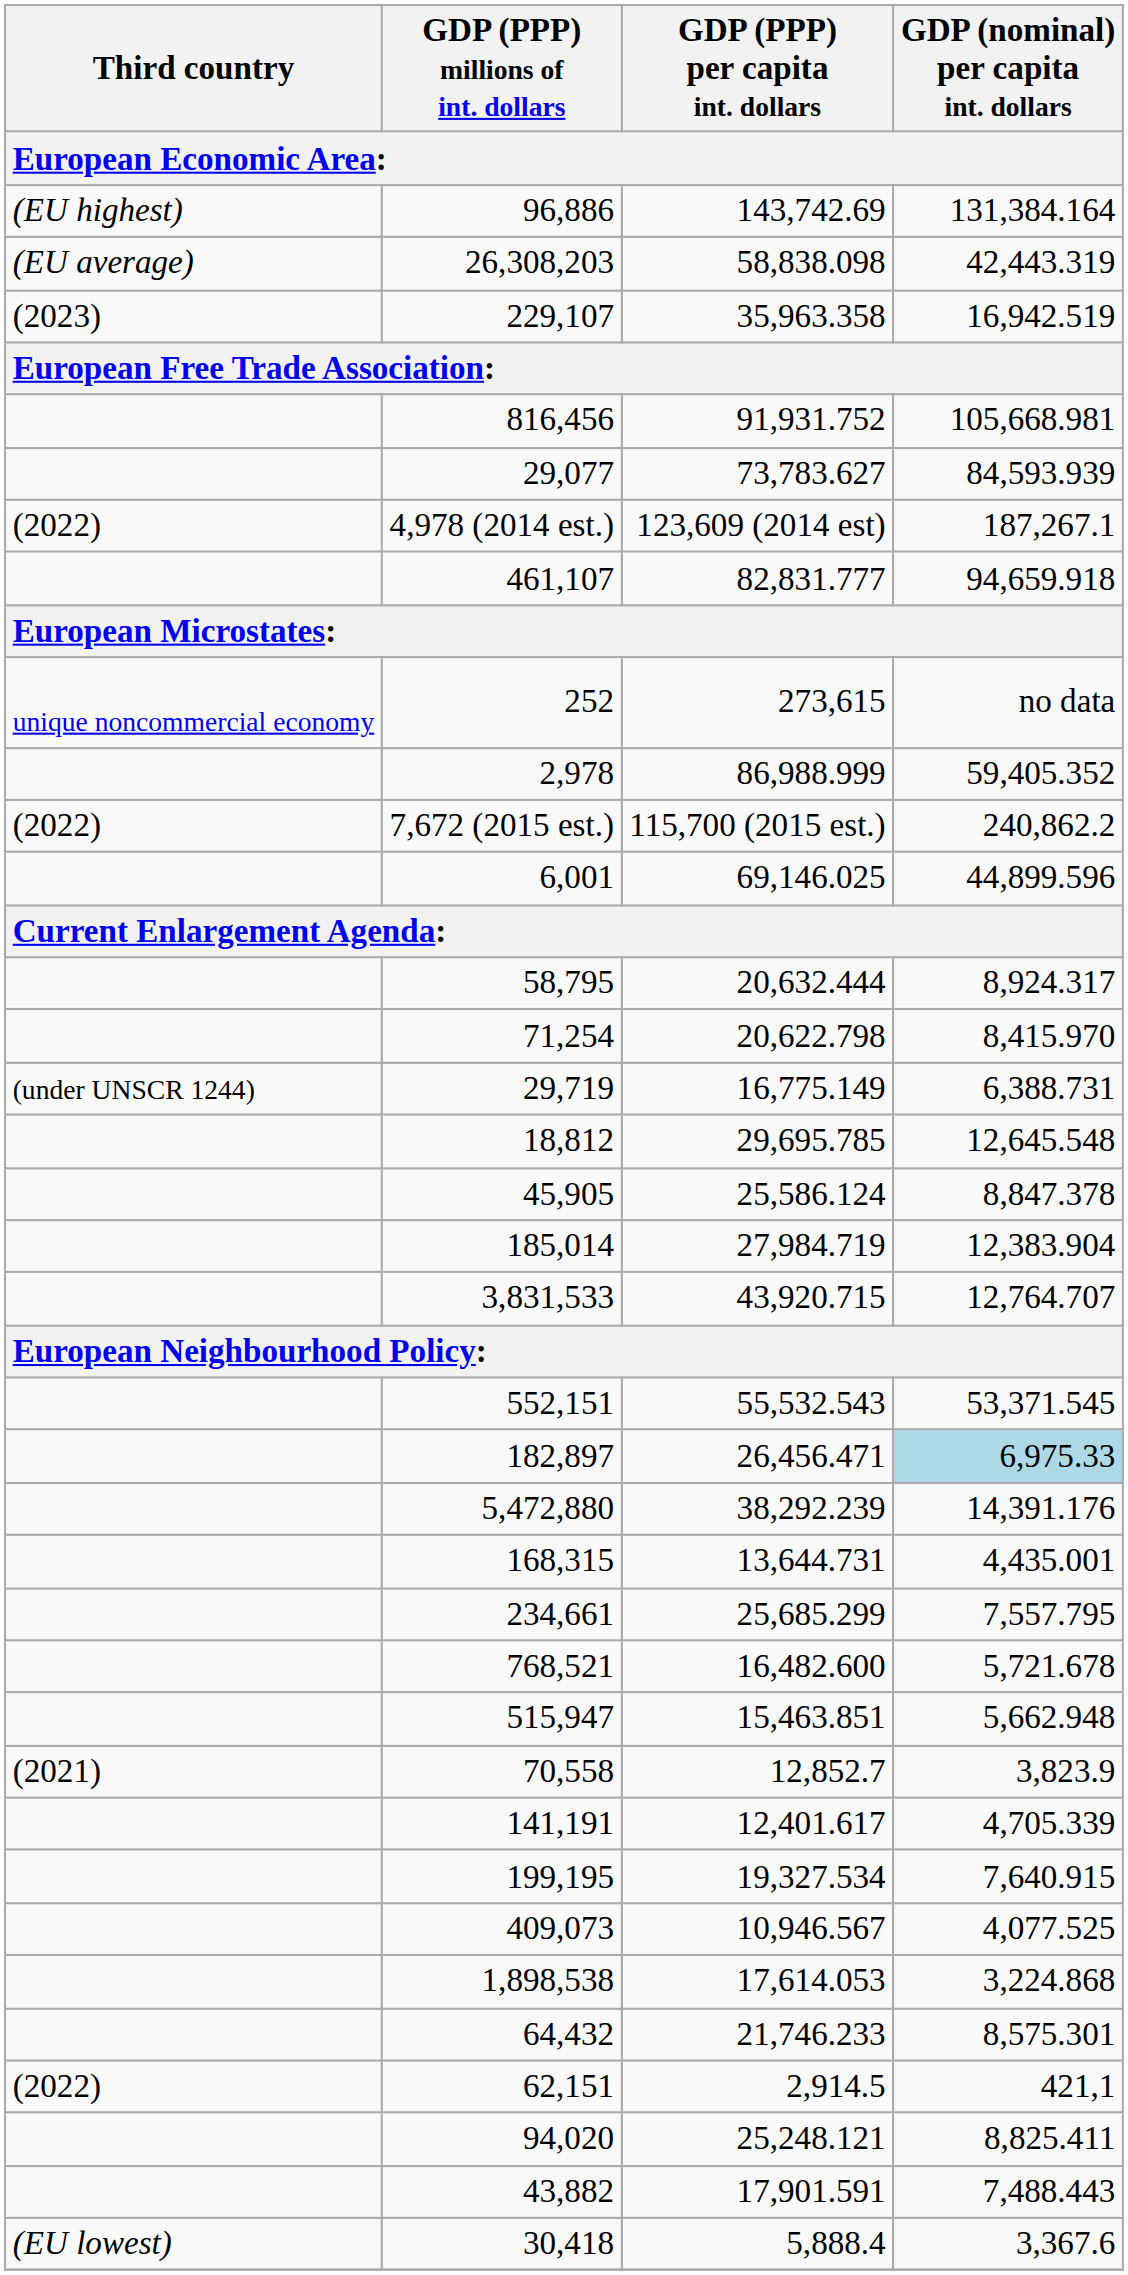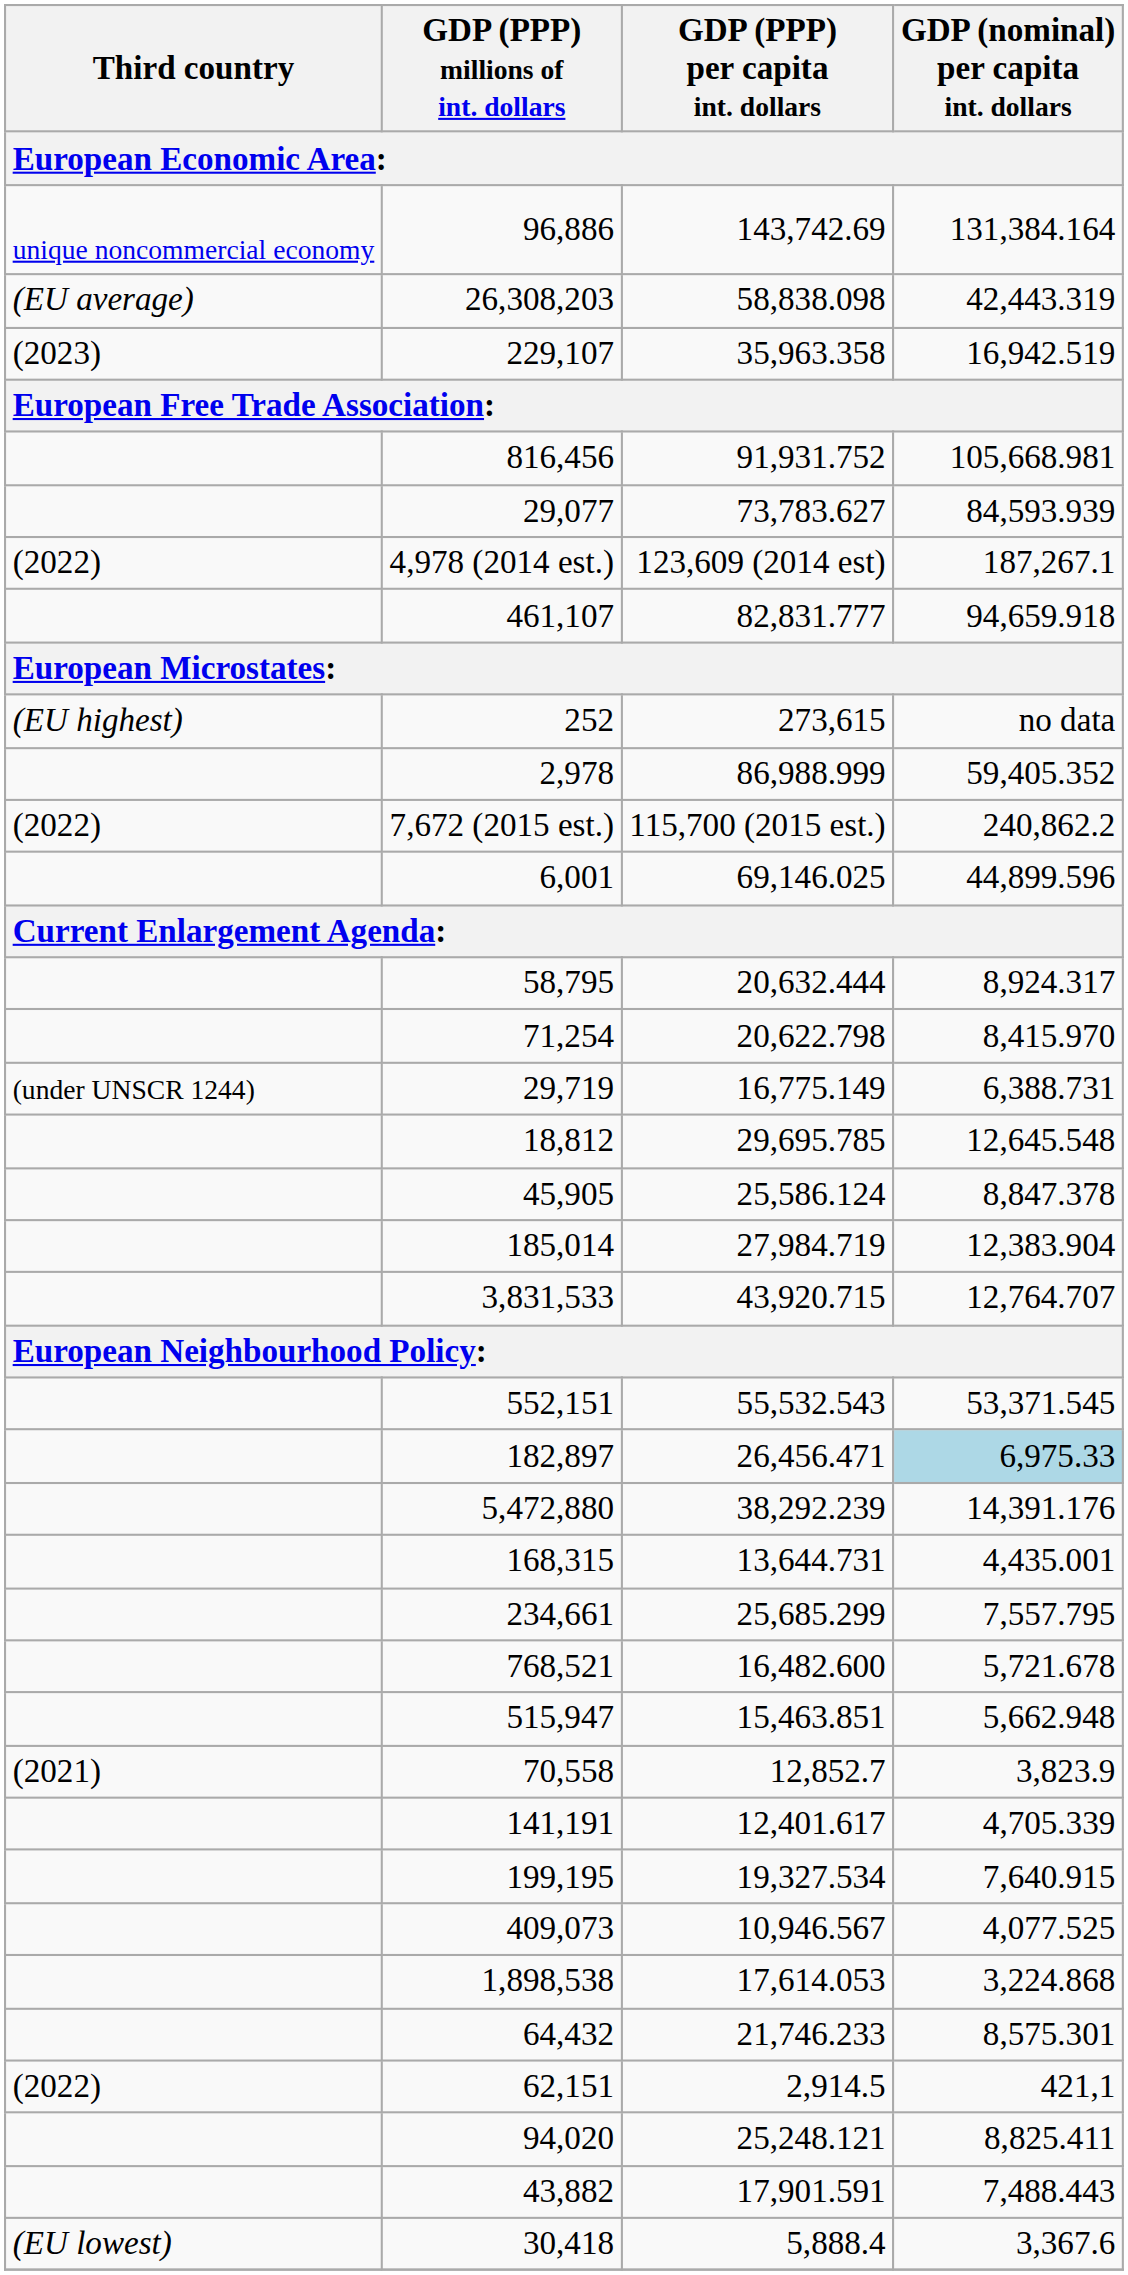(98, 210) (EU highest) -> (193, 249) unique noncommercial economy
(193, 722) unique noncommercial economy -> (98, 720) (EU highest)
